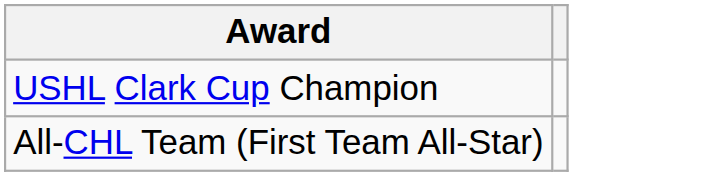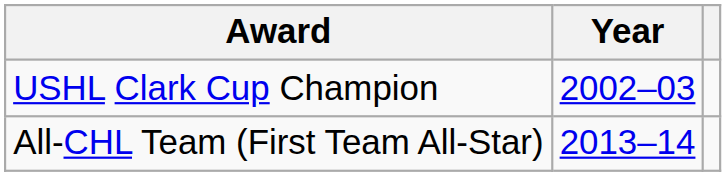+ column: (628, 32)
